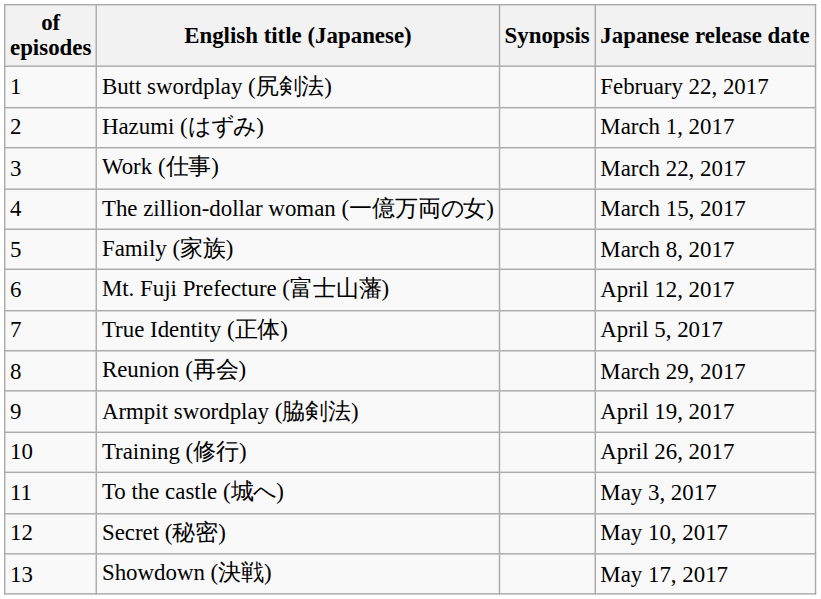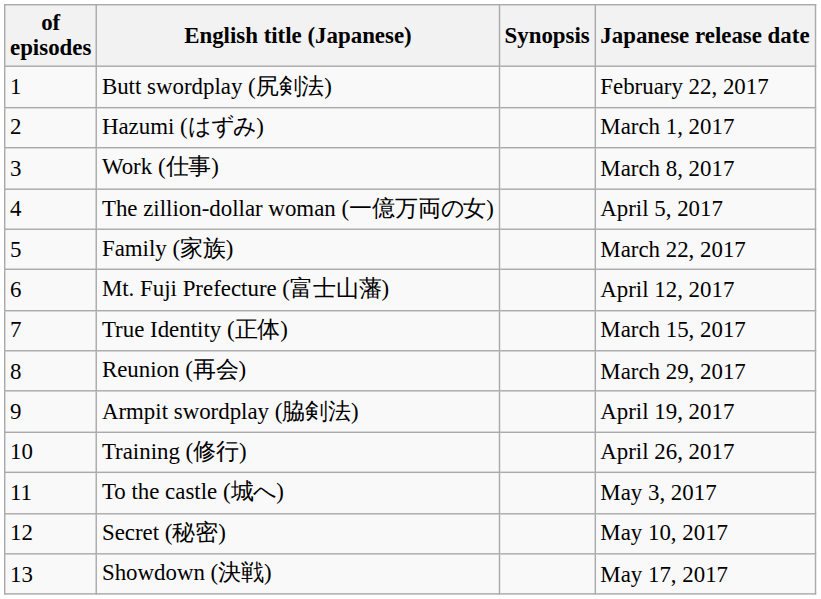(673, 167) March 22, 2017 -> (667, 167) March 8, 2017
(673, 208) March 15, 2017 -> (662, 208) April 5, 2017
(667, 249) March 8, 2017 -> (673, 249) March 22, 2017
(662, 330) April 5, 2017 -> (673, 330) March 15, 2017
